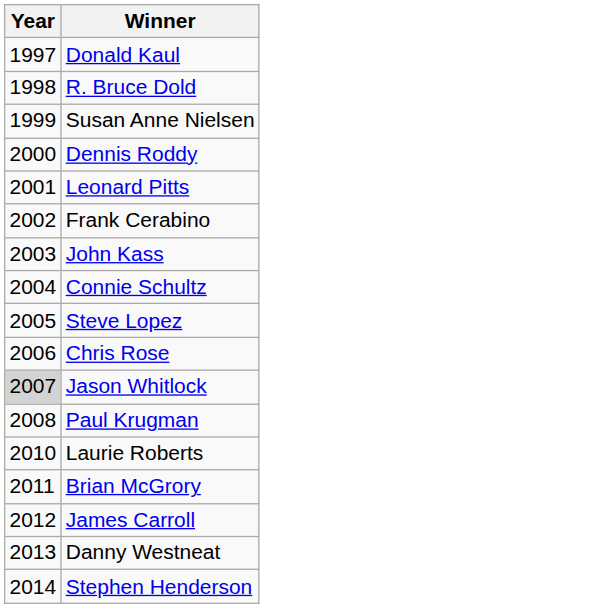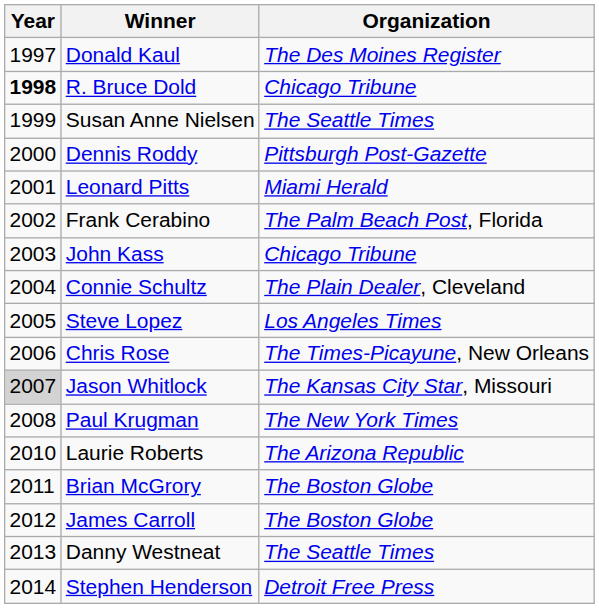+ column: (427, 21)
(33, 87) normal -> (33, 87) bold
